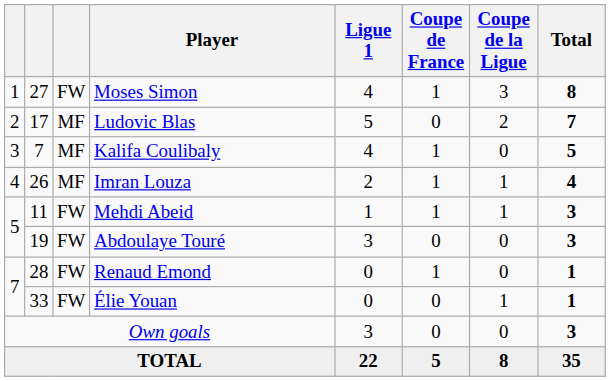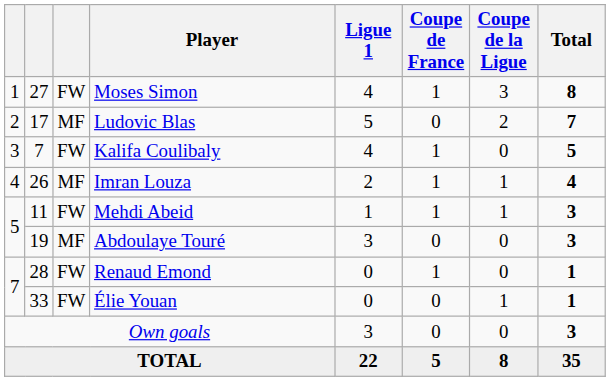(71, 151) MF -> (71, 151) FW
(71, 241) FW -> (71, 241) MF
